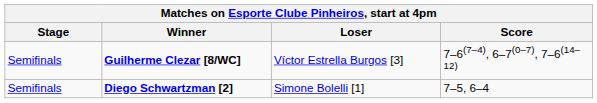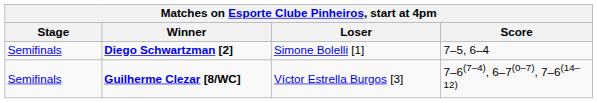rows swapped: (169, 88) <-> (172, 60)
